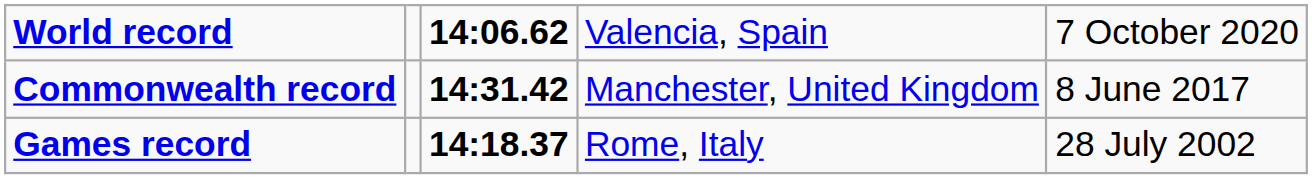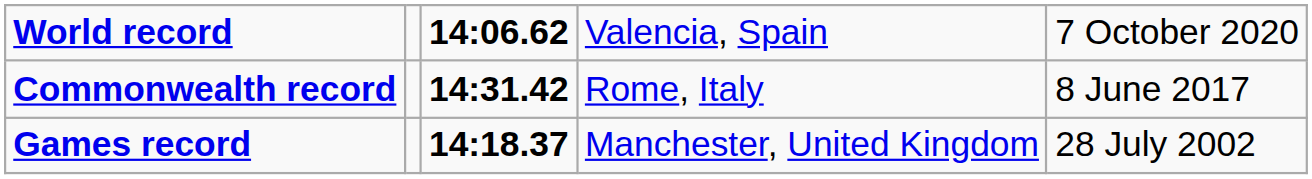(812, 88) Manchester, United Kingdom -> (674, 88) Rome, Italy
(674, 144) Rome, Italy -> (812, 144) Manchester, United Kingdom
